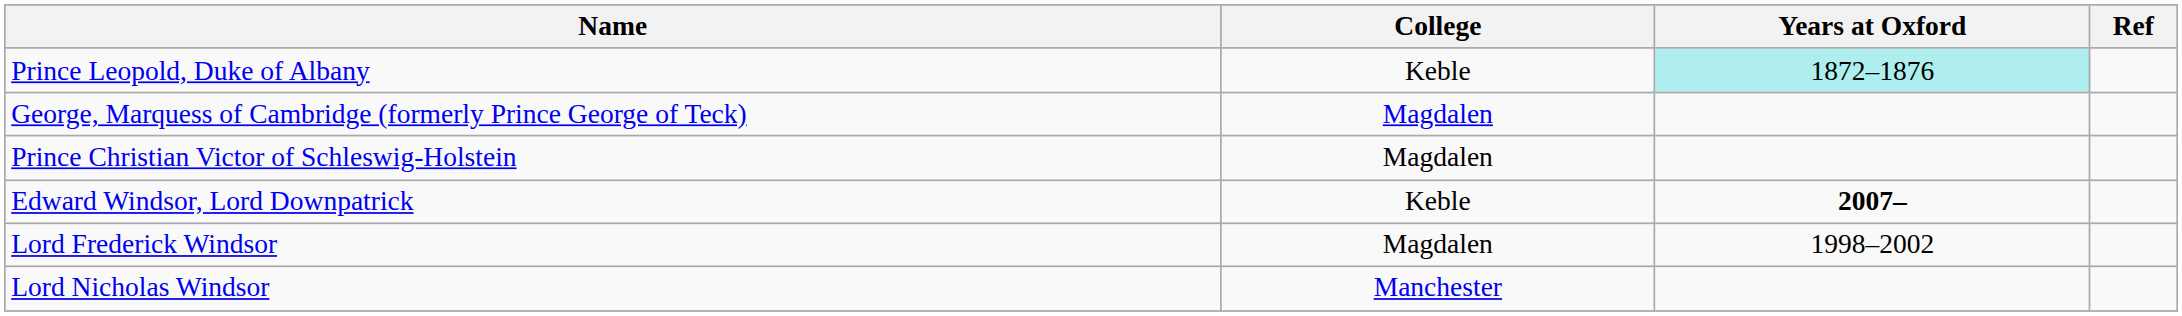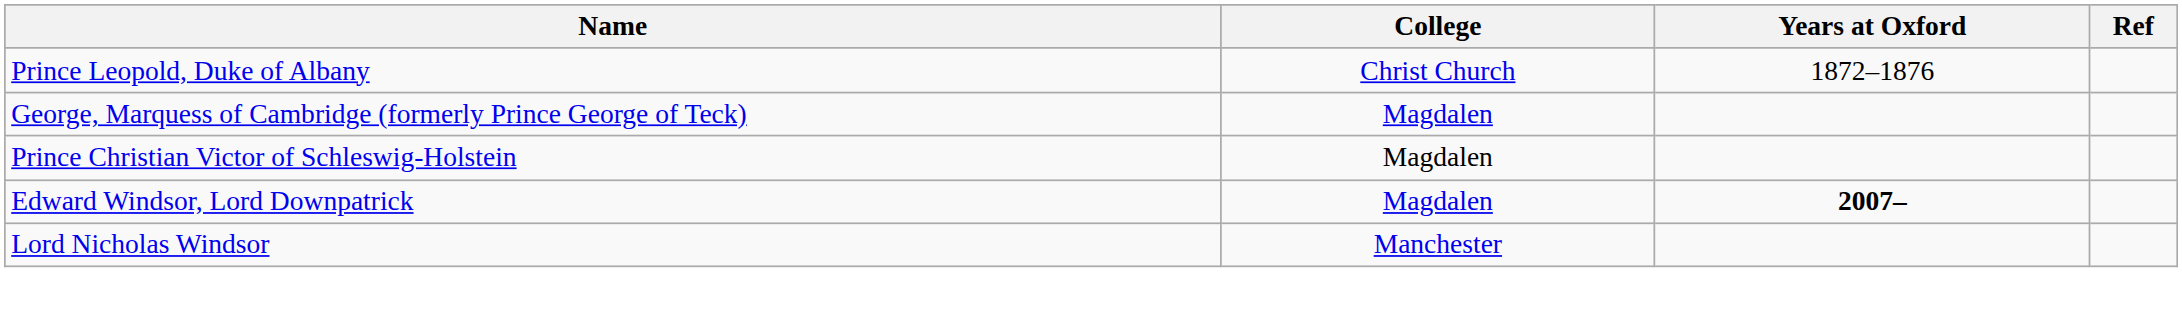(1438, 69) Keble -> (1438, 69) Christ Church
(1872, 69) paleturquoise background -> (1872, 69) no background
(1438, 200) Keble -> (1438, 200) Magdalen
- row: (144, 244)
